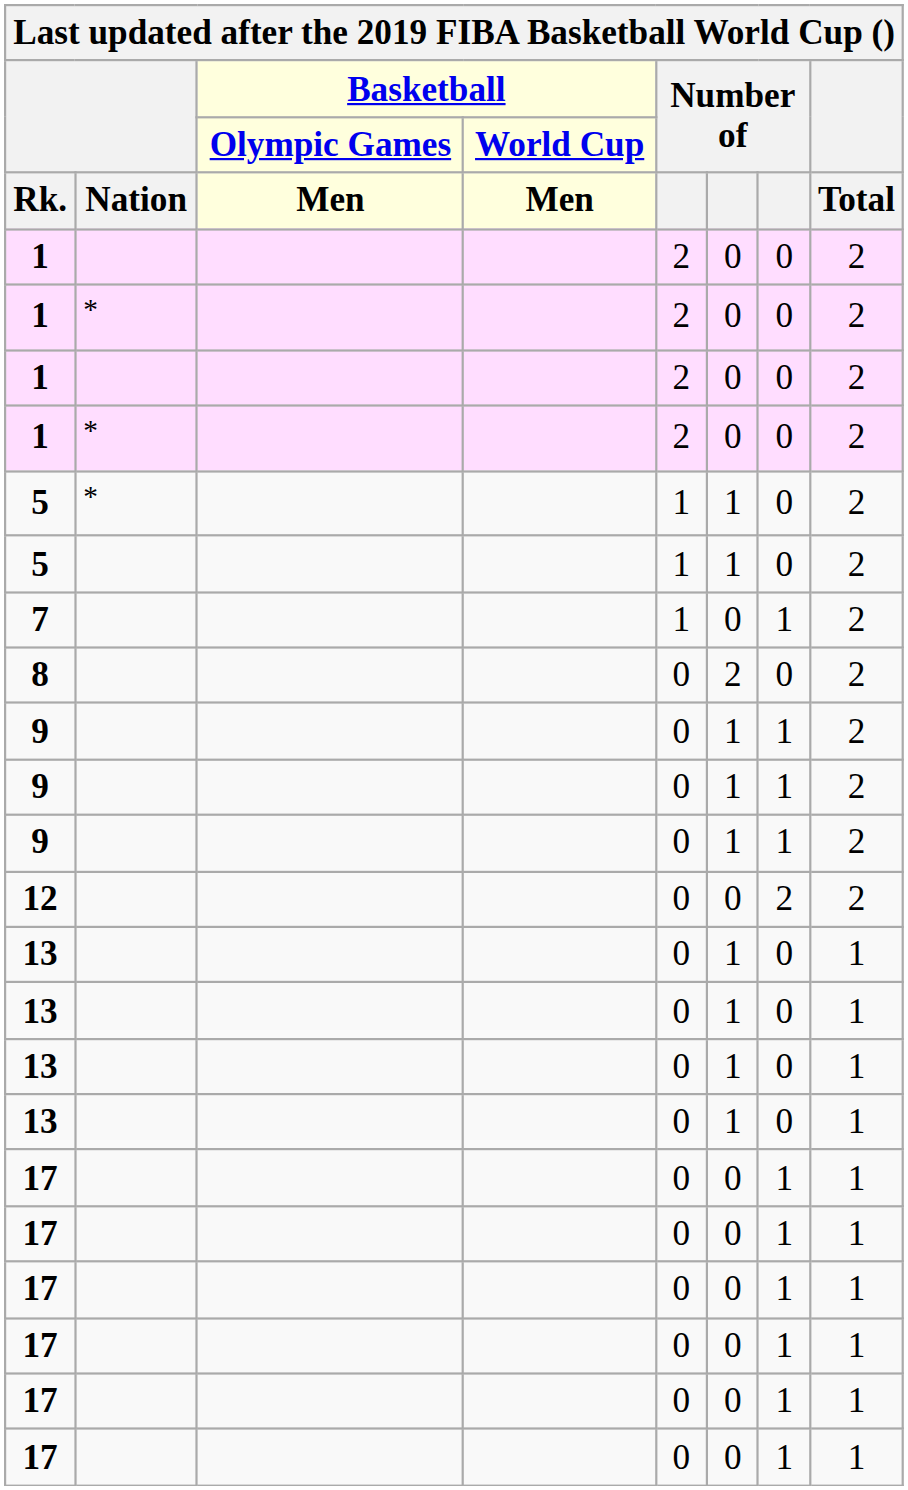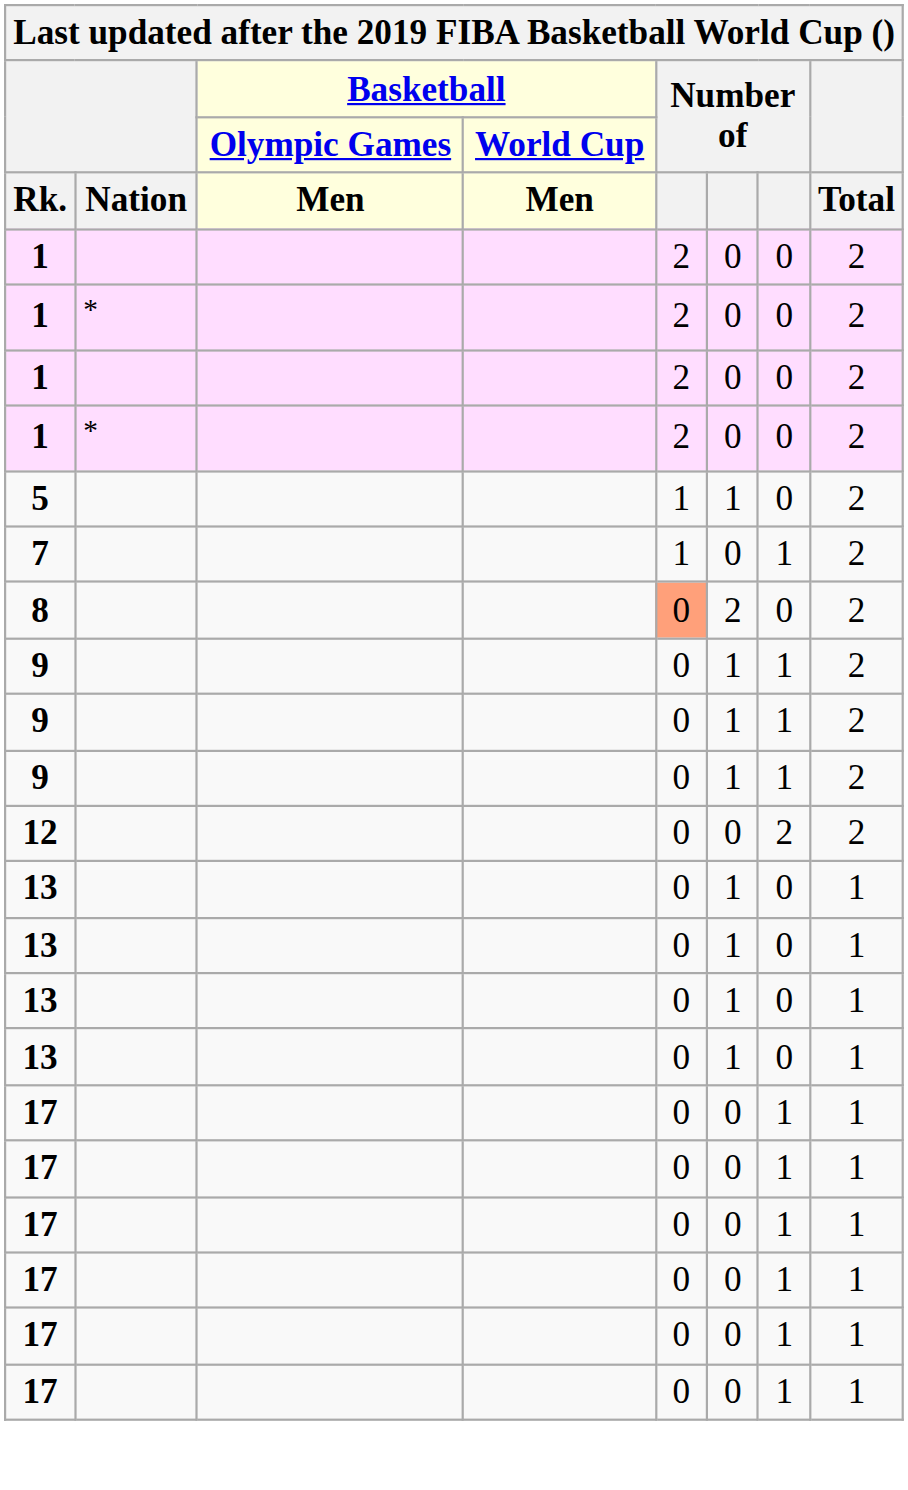- row: (40, 502)
(681, 675) no background -> (681, 609) lightsalmon background
